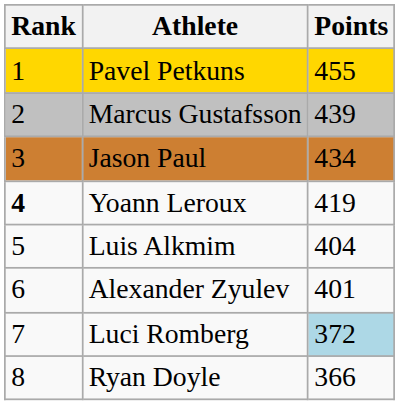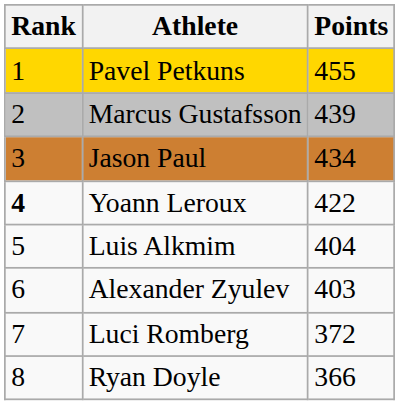(335, 202) 419 -> (335, 202) 422
(335, 289) 401 -> (335, 289) 403
(335, 333) lightblue background -> (335, 333) no background
